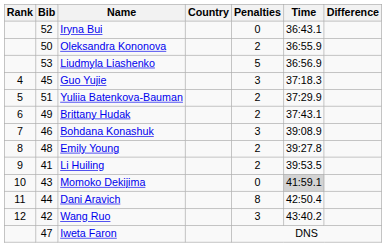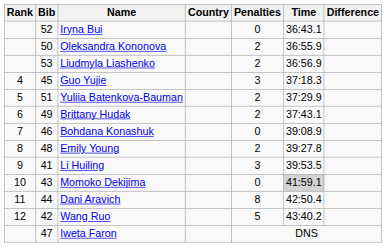(257, 64) 5 -> (257, 64) 2
(257, 132) 3 -> (257, 132) 0
(257, 166) 2 -> (257, 166) 3
(257, 217) 3 -> (257, 217) 5
